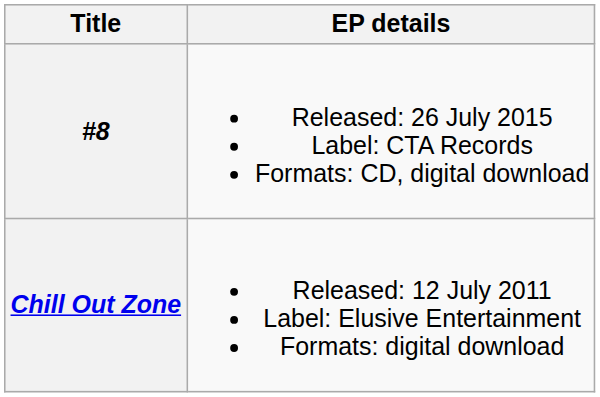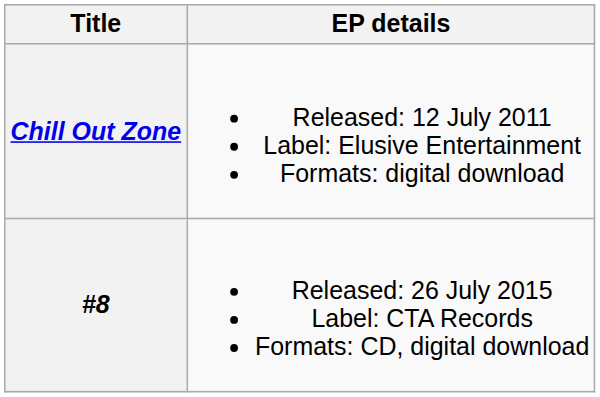rows swapped: (96, 304) <-> (96, 130)
